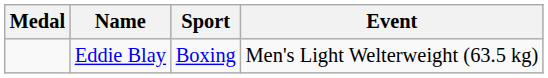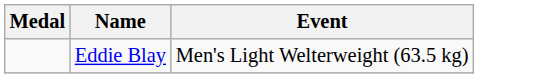- column: (206, 21)
